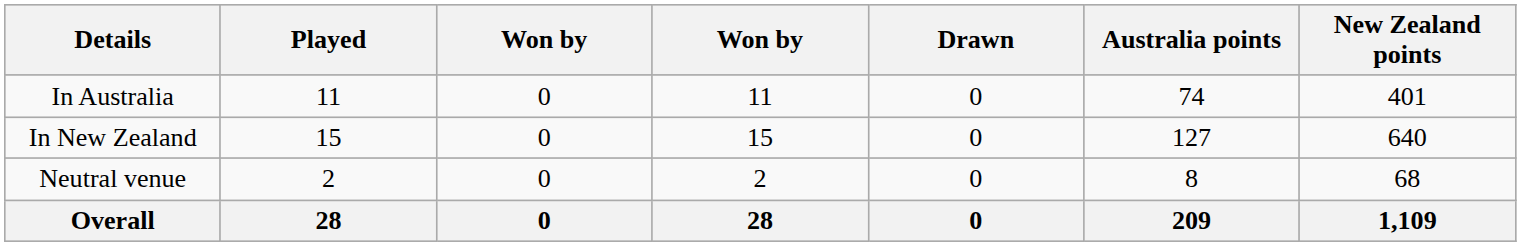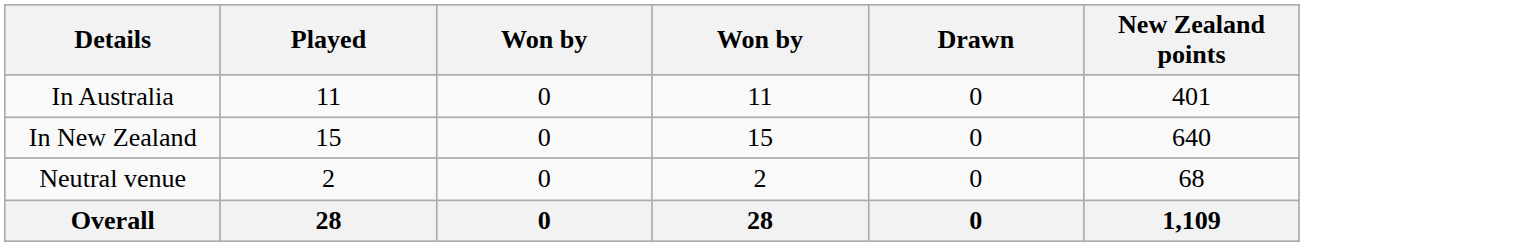- column: (1192, 39)
